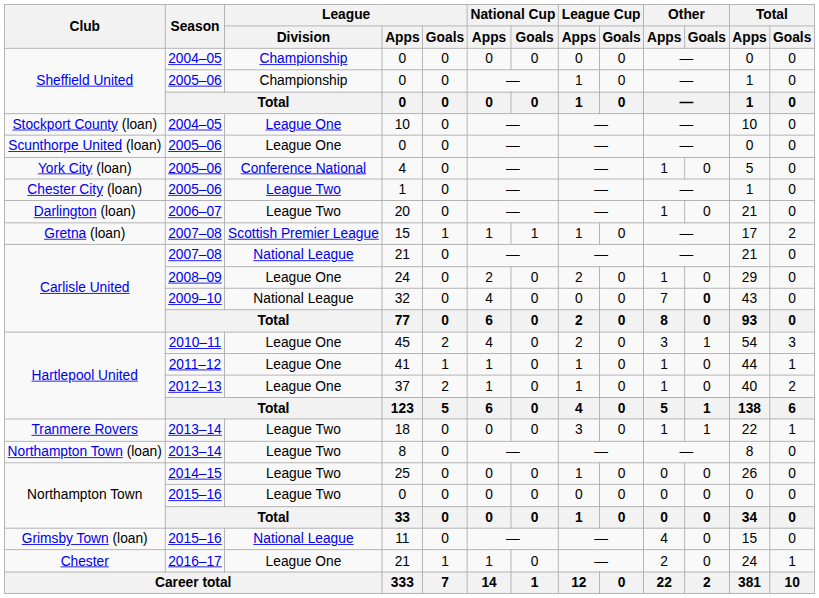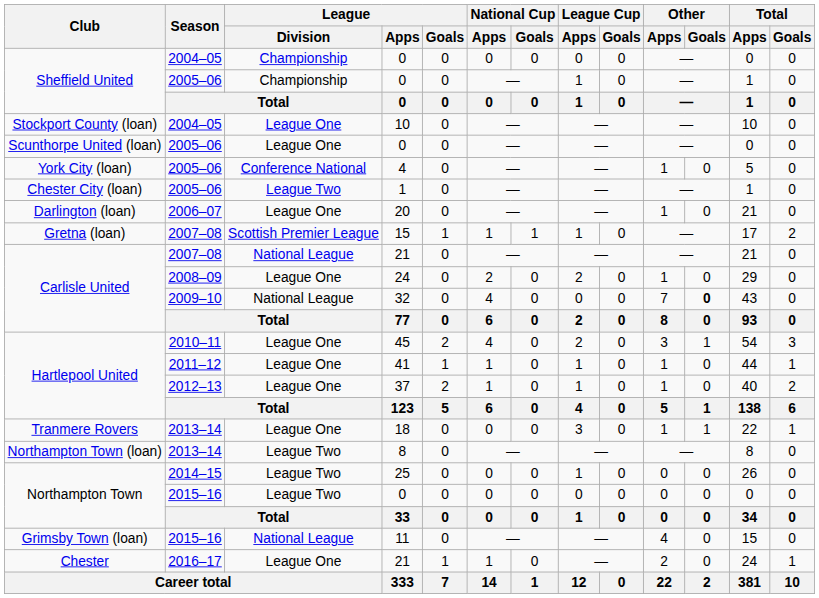(303, 211) League Two -> (303, 211) League One
(303, 430) League Two -> (303, 430) League One
